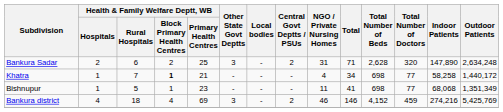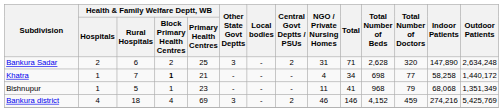(378, 88) 698 -> (378, 88) 968
(411, 88) 77 -> (411, 88) 79
